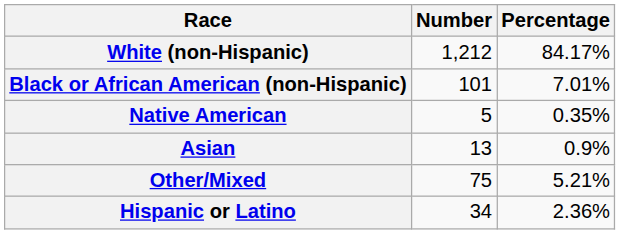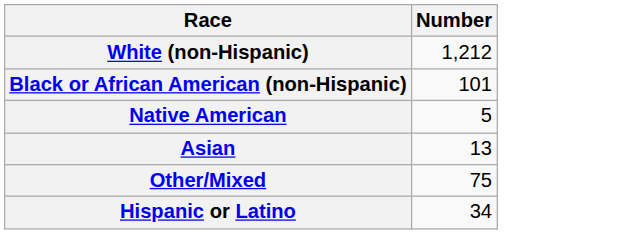- column: (556, 20)
